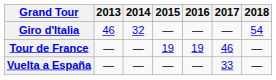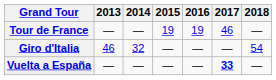rows swapped: (49, 30) <-> (49, 48)
(227, 65) normal -> (227, 65) bold
